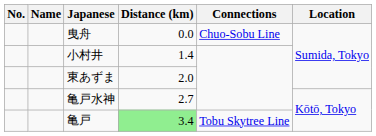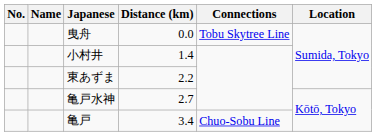(240, 34) Chuo-Sobu Line -> (244, 34) Tobu Skytree Line
(186, 77) 2.0 -> (186, 77) 2.2
(186, 120) lightgreen background -> (186, 120) no background
(244, 120) Tobu Skytree Line -> (240, 120) Chuo-Sobu Line
